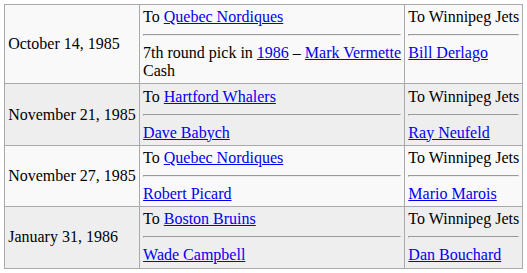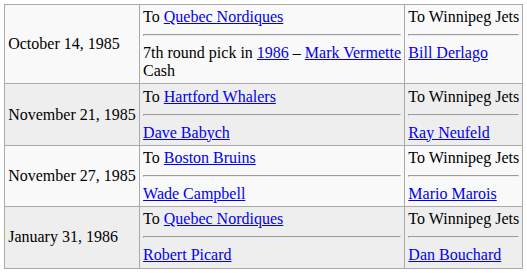(272, 175) To Quebec Nordiques Robert Picard -> (272, 175) To Boston Bruins Wade Campbell
(272, 237) To Boston Bruins Wade Campbell -> (272, 237) To Quebec Nordiques Robert Picard
